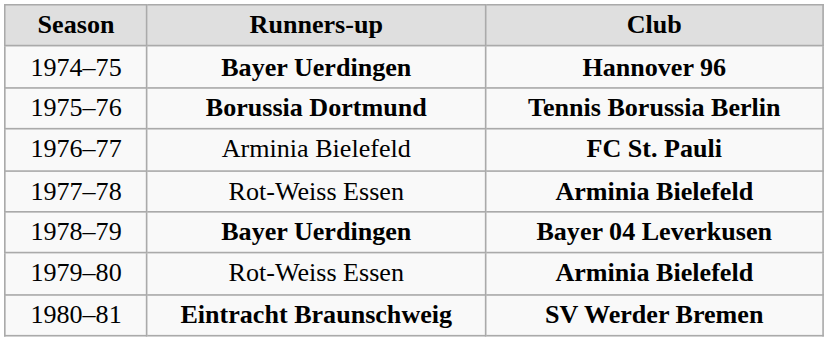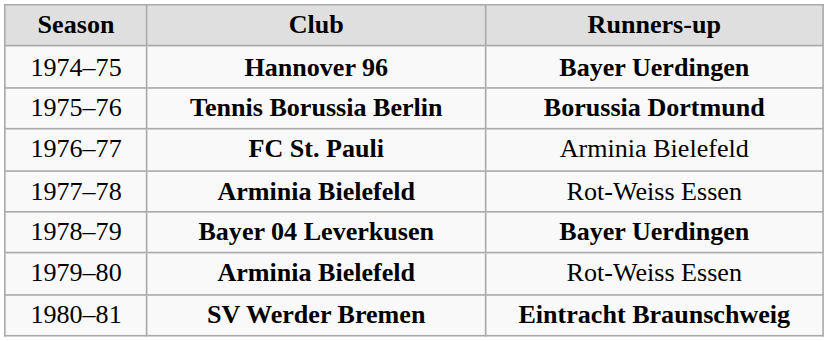columns swapped: (654, 25) <-> (316, 25)
